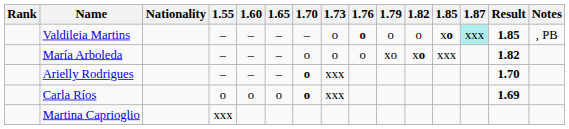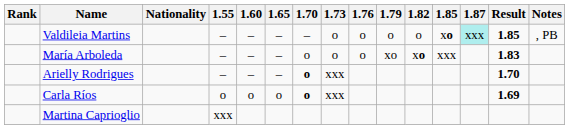(363, 34) bold -> (363, 34) normal
(509, 54) 1.82 -> (509, 54) 1.83
